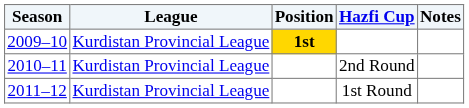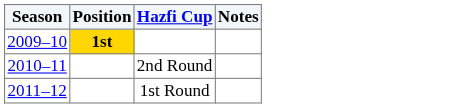- column: (171, 16)
